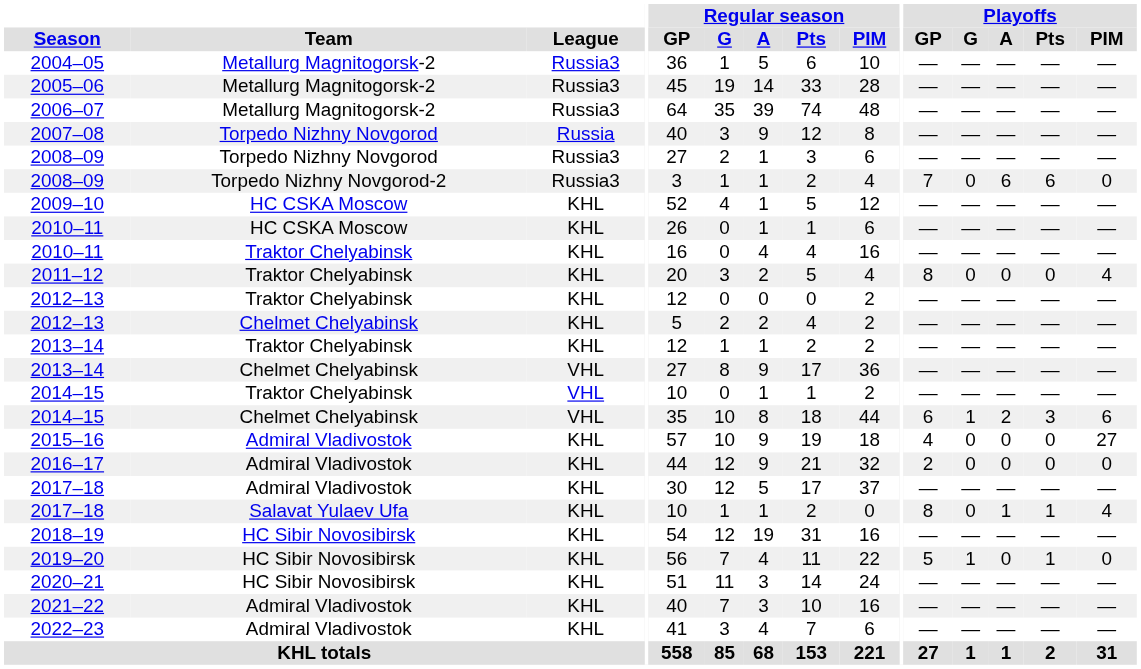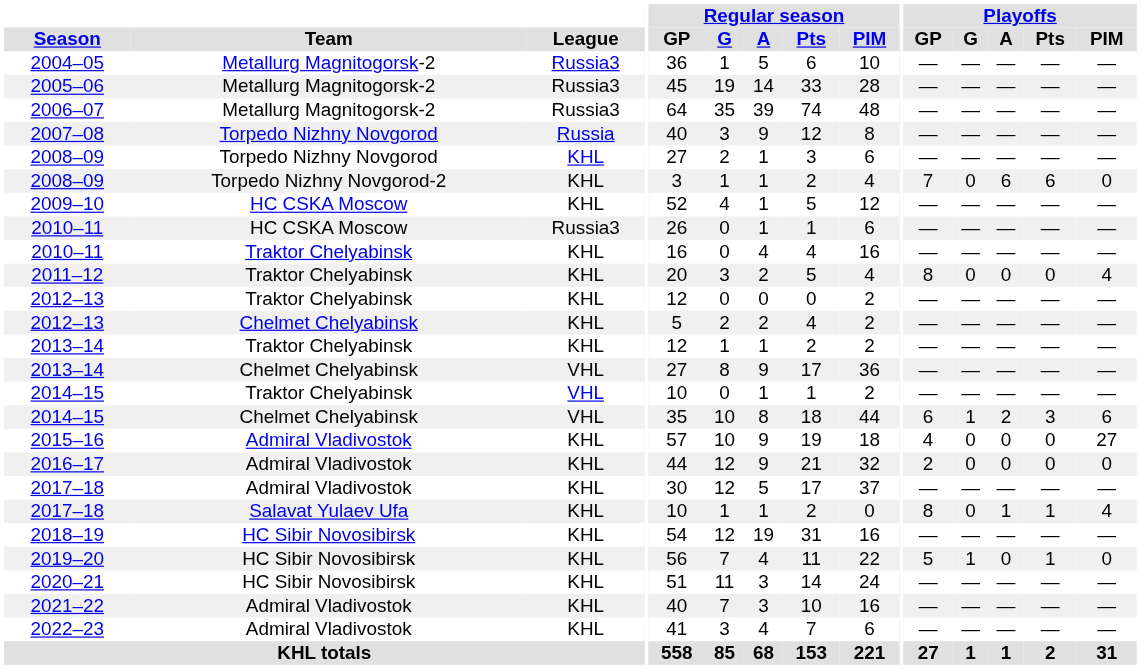(586, 157) Russia3 -> (586, 157) KHL
(586, 180) Russia3 -> (586, 180) KHL
(586, 228) KHL -> (586, 228) Russia3
